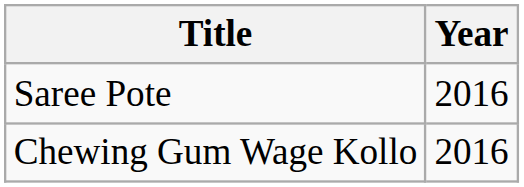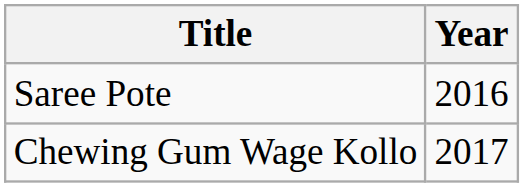(472, 151) 2016 -> (472, 151) 2017
